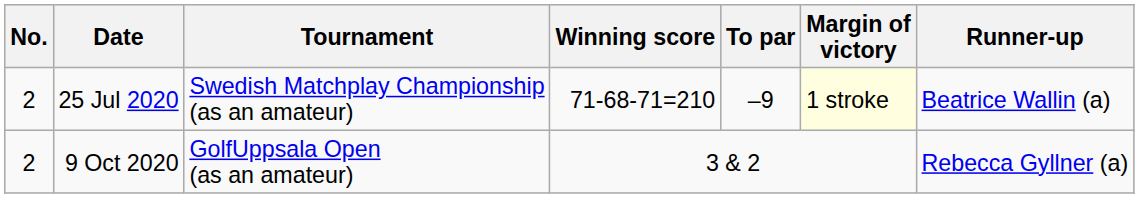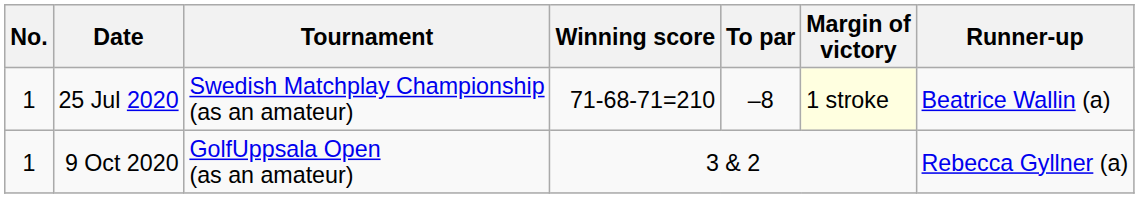(29, 99) 2 -> (29, 99) 1
(761, 99) –9 -> (761, 99) –8
(29, 162) 2 -> (29, 162) 1
